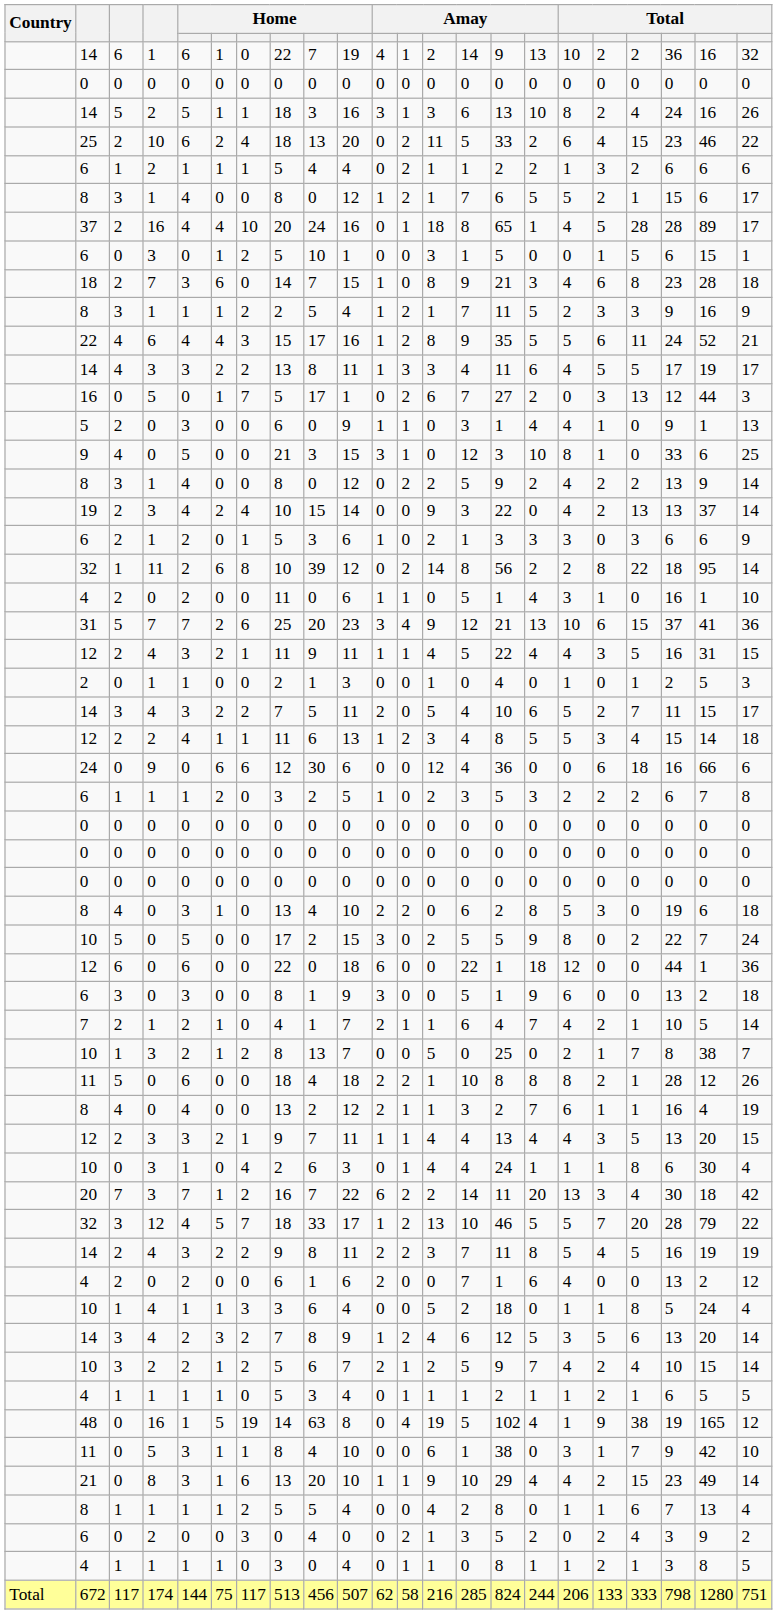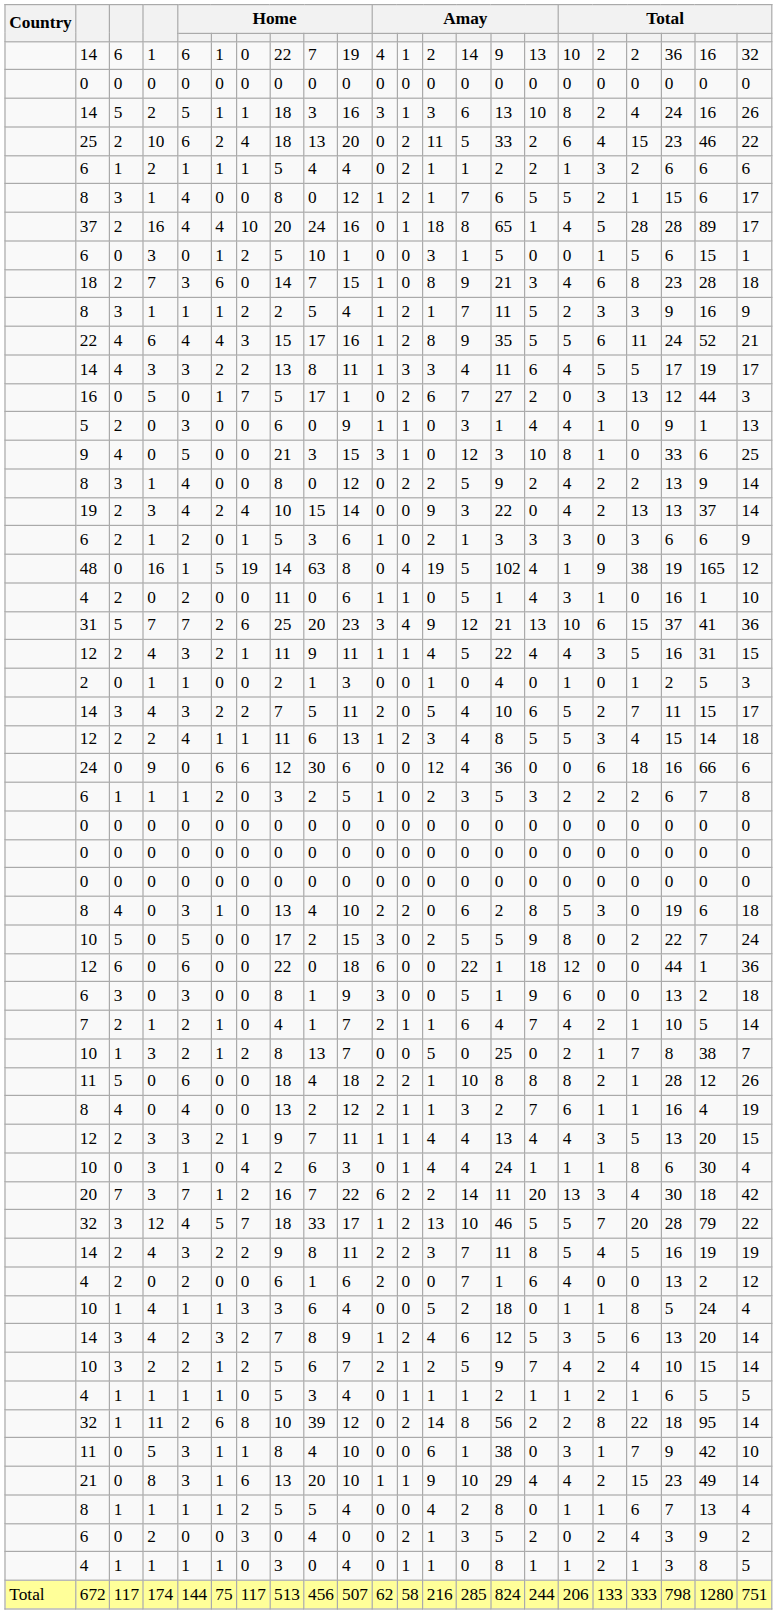rows swapped: (88, 1423) <-> (88, 568)
